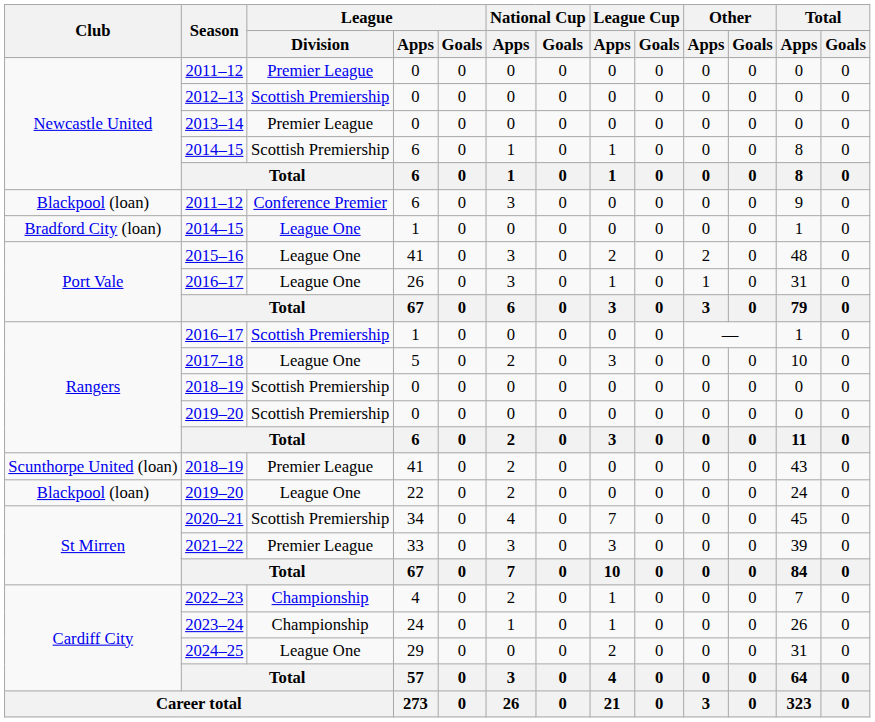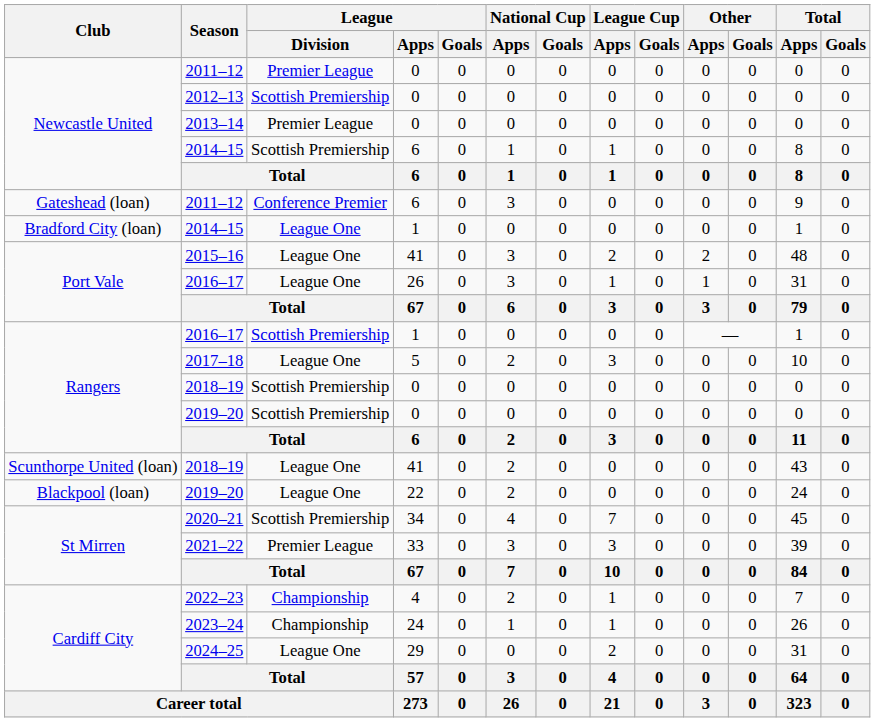(93, 202) Blackpool (loan) -> (93, 202) Gateshead (loan)
(320, 466) Premier League -> (320, 466) League One
